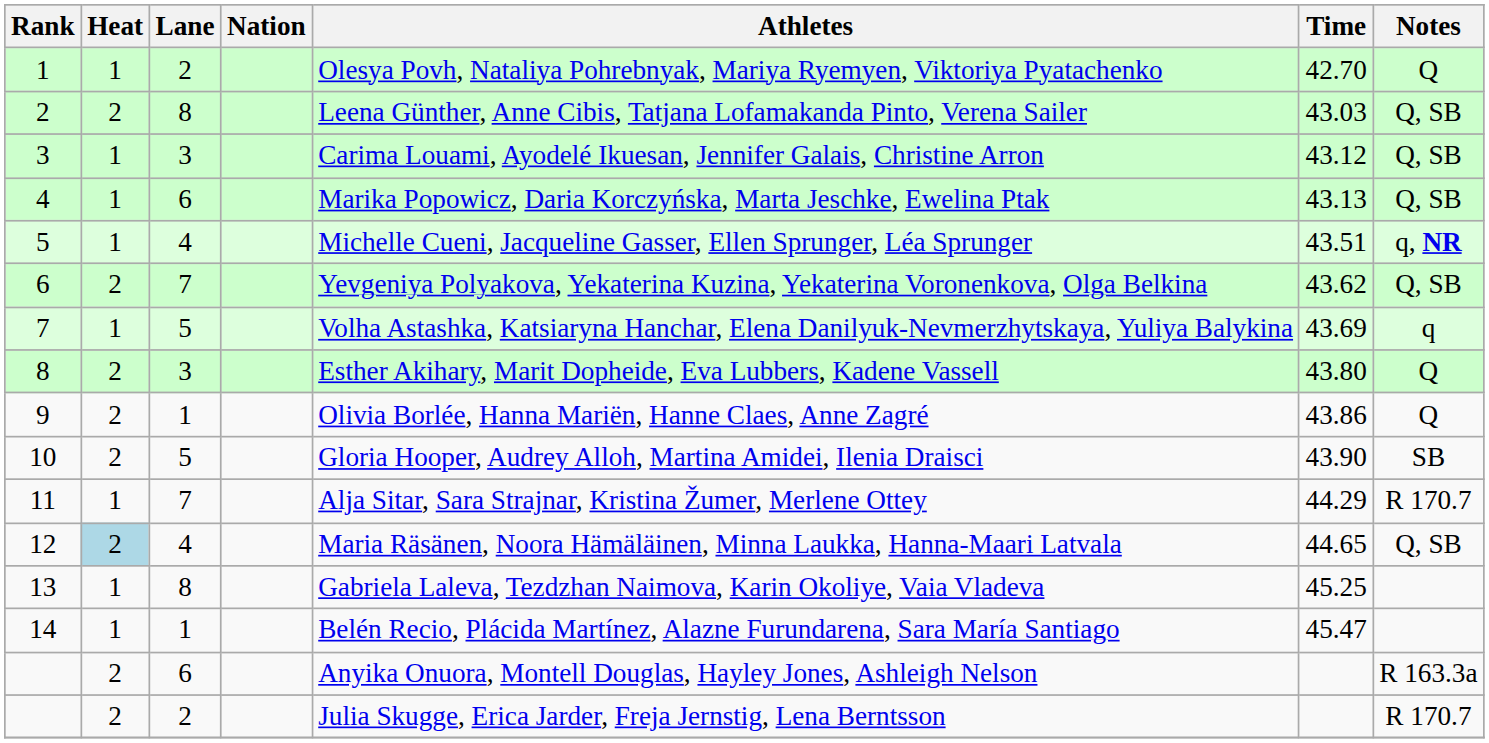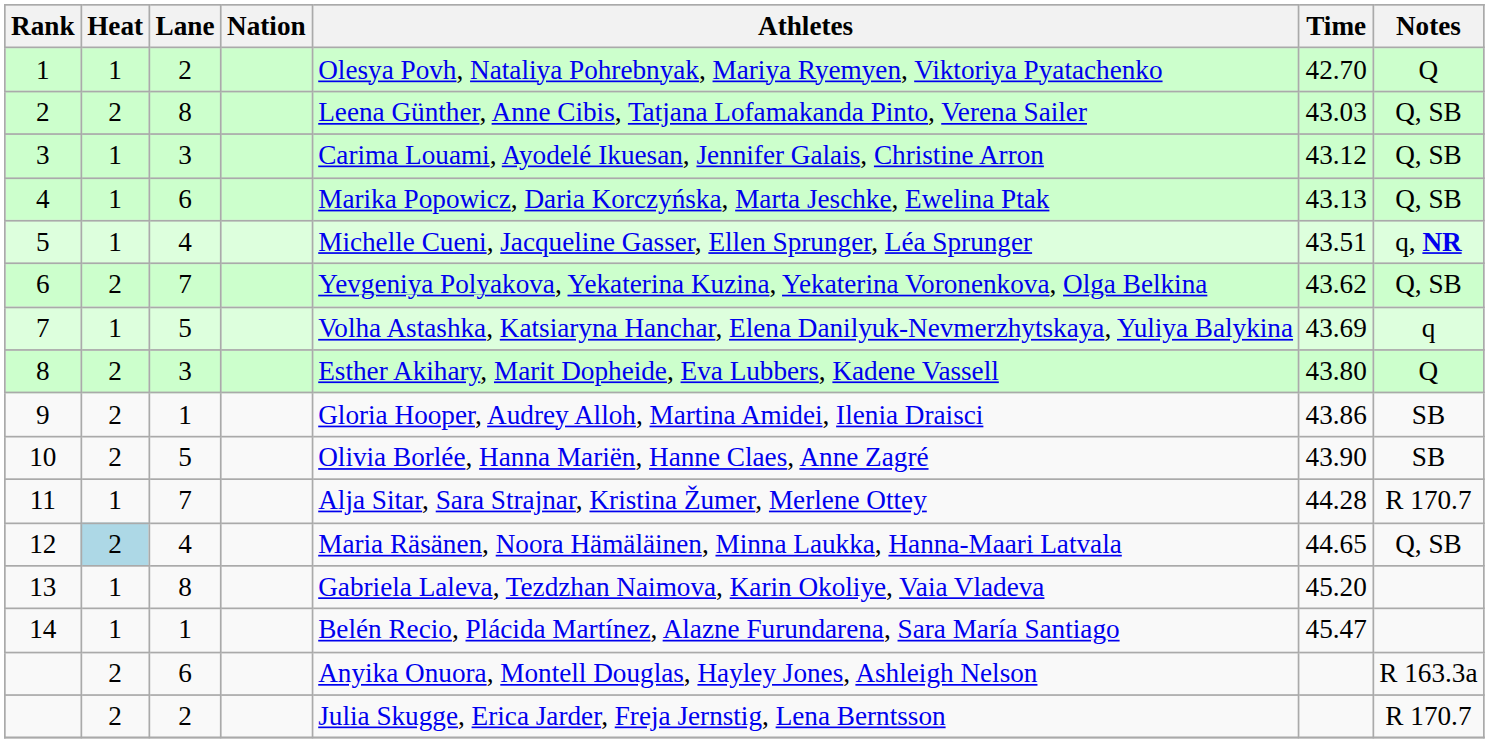(623, 414) Olivia Borlée, Hanna Mariën, Hanne Claes, Anne Zagré -> (651, 414) Gloria Hooper, Audrey Alloh, Martina Amidei, Ilenia Draisci
(1428, 414) Q -> (1428, 414) SB
(651, 457) Gloria Hooper, Audrey Alloh, Martina Amidei, Ilenia Draisci -> (623, 457) Olivia Borlée, Hanna Mariën, Hanne Claes, Anne Zagré
(1336, 500) 44.29 -> (1336, 500) 44.28
(1336, 586) 45.25 -> (1336, 586) 45.20
